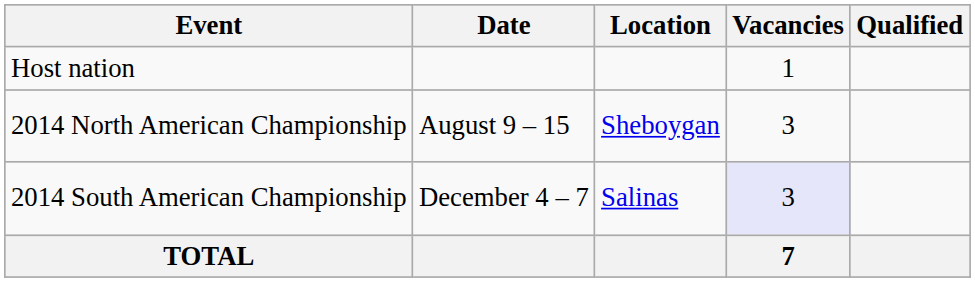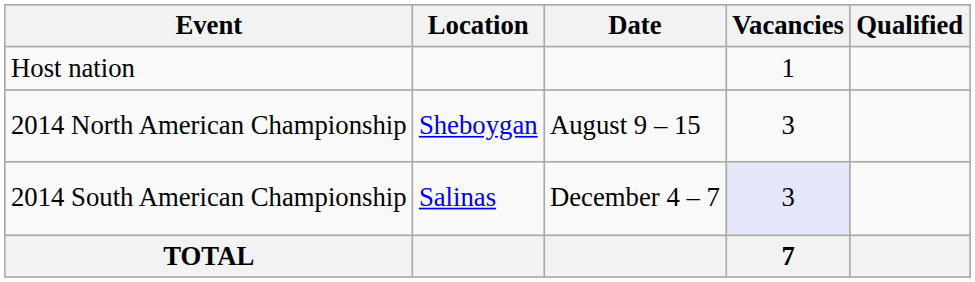columns swapped: (660, 25) <-> (504, 25)
